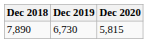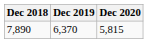(65, 30) 6,730 -> (65, 30) 6,370
